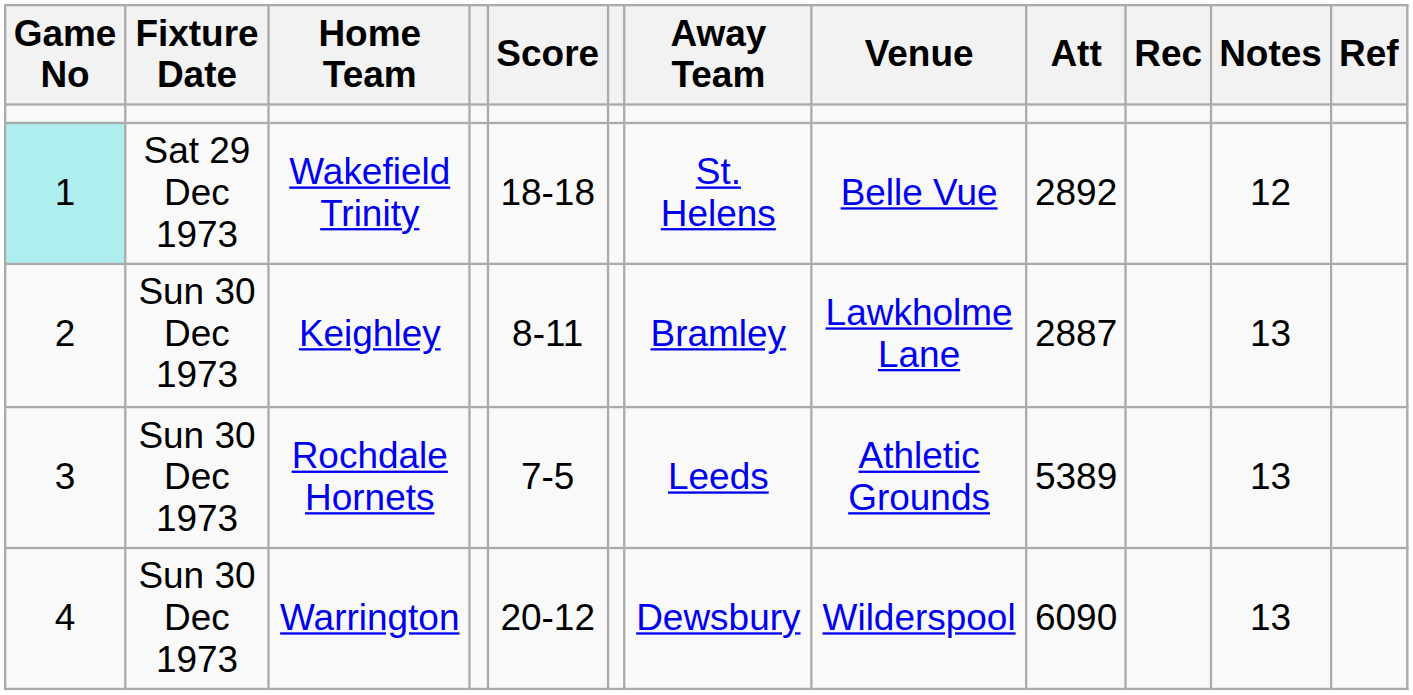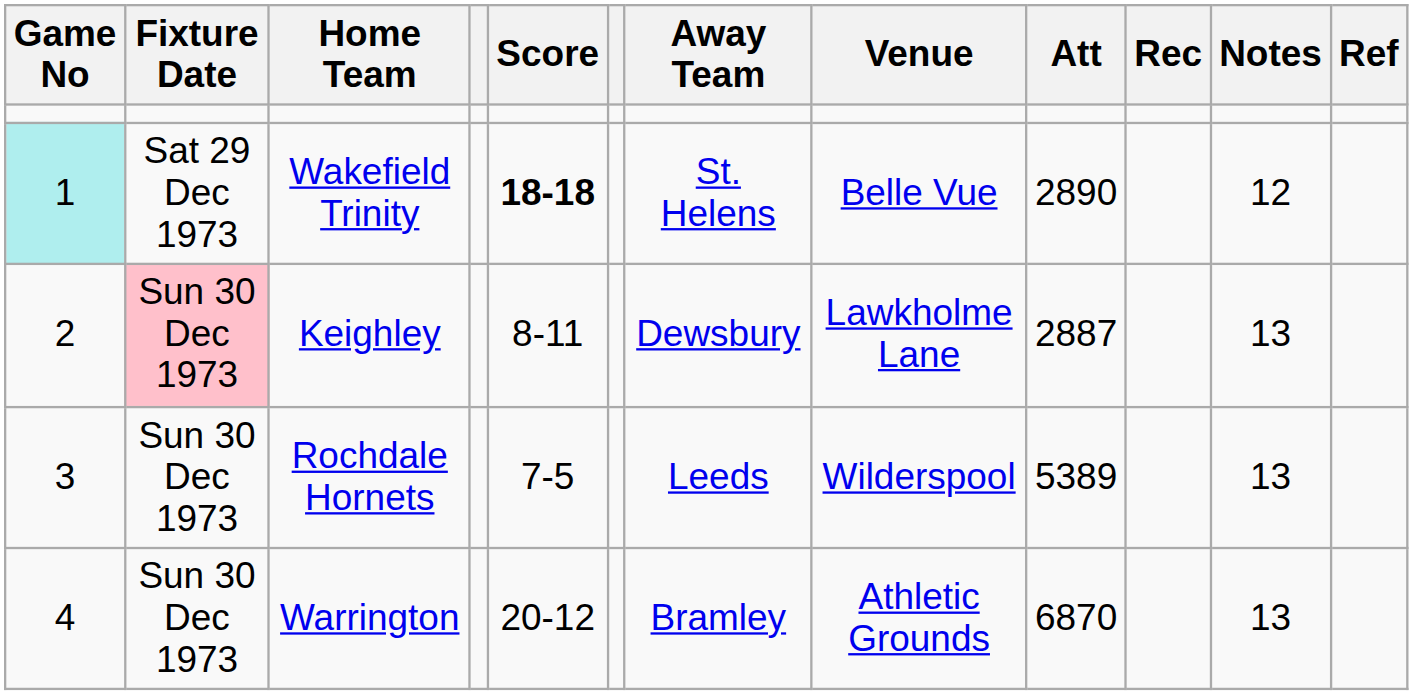(548, 192) normal -> (548, 192) bold
(1076, 192) 2892 -> (1076, 192) 2890
(197, 334) no background -> (197, 334) pink background
(718, 334) Bramley -> (718, 334) Dewsbury
(919, 476) Athletic Grounds -> (919, 476) Wilderspool
(718, 617) Dewsbury -> (718, 617) Bramley
(919, 617) Wilderspool -> (919, 617) Athletic Grounds
(1076, 617) 6090 -> (1076, 617) 6870
